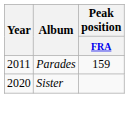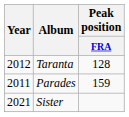+ row: (55, 64)
(19, 83) 2020 -> (19, 102) 2021
